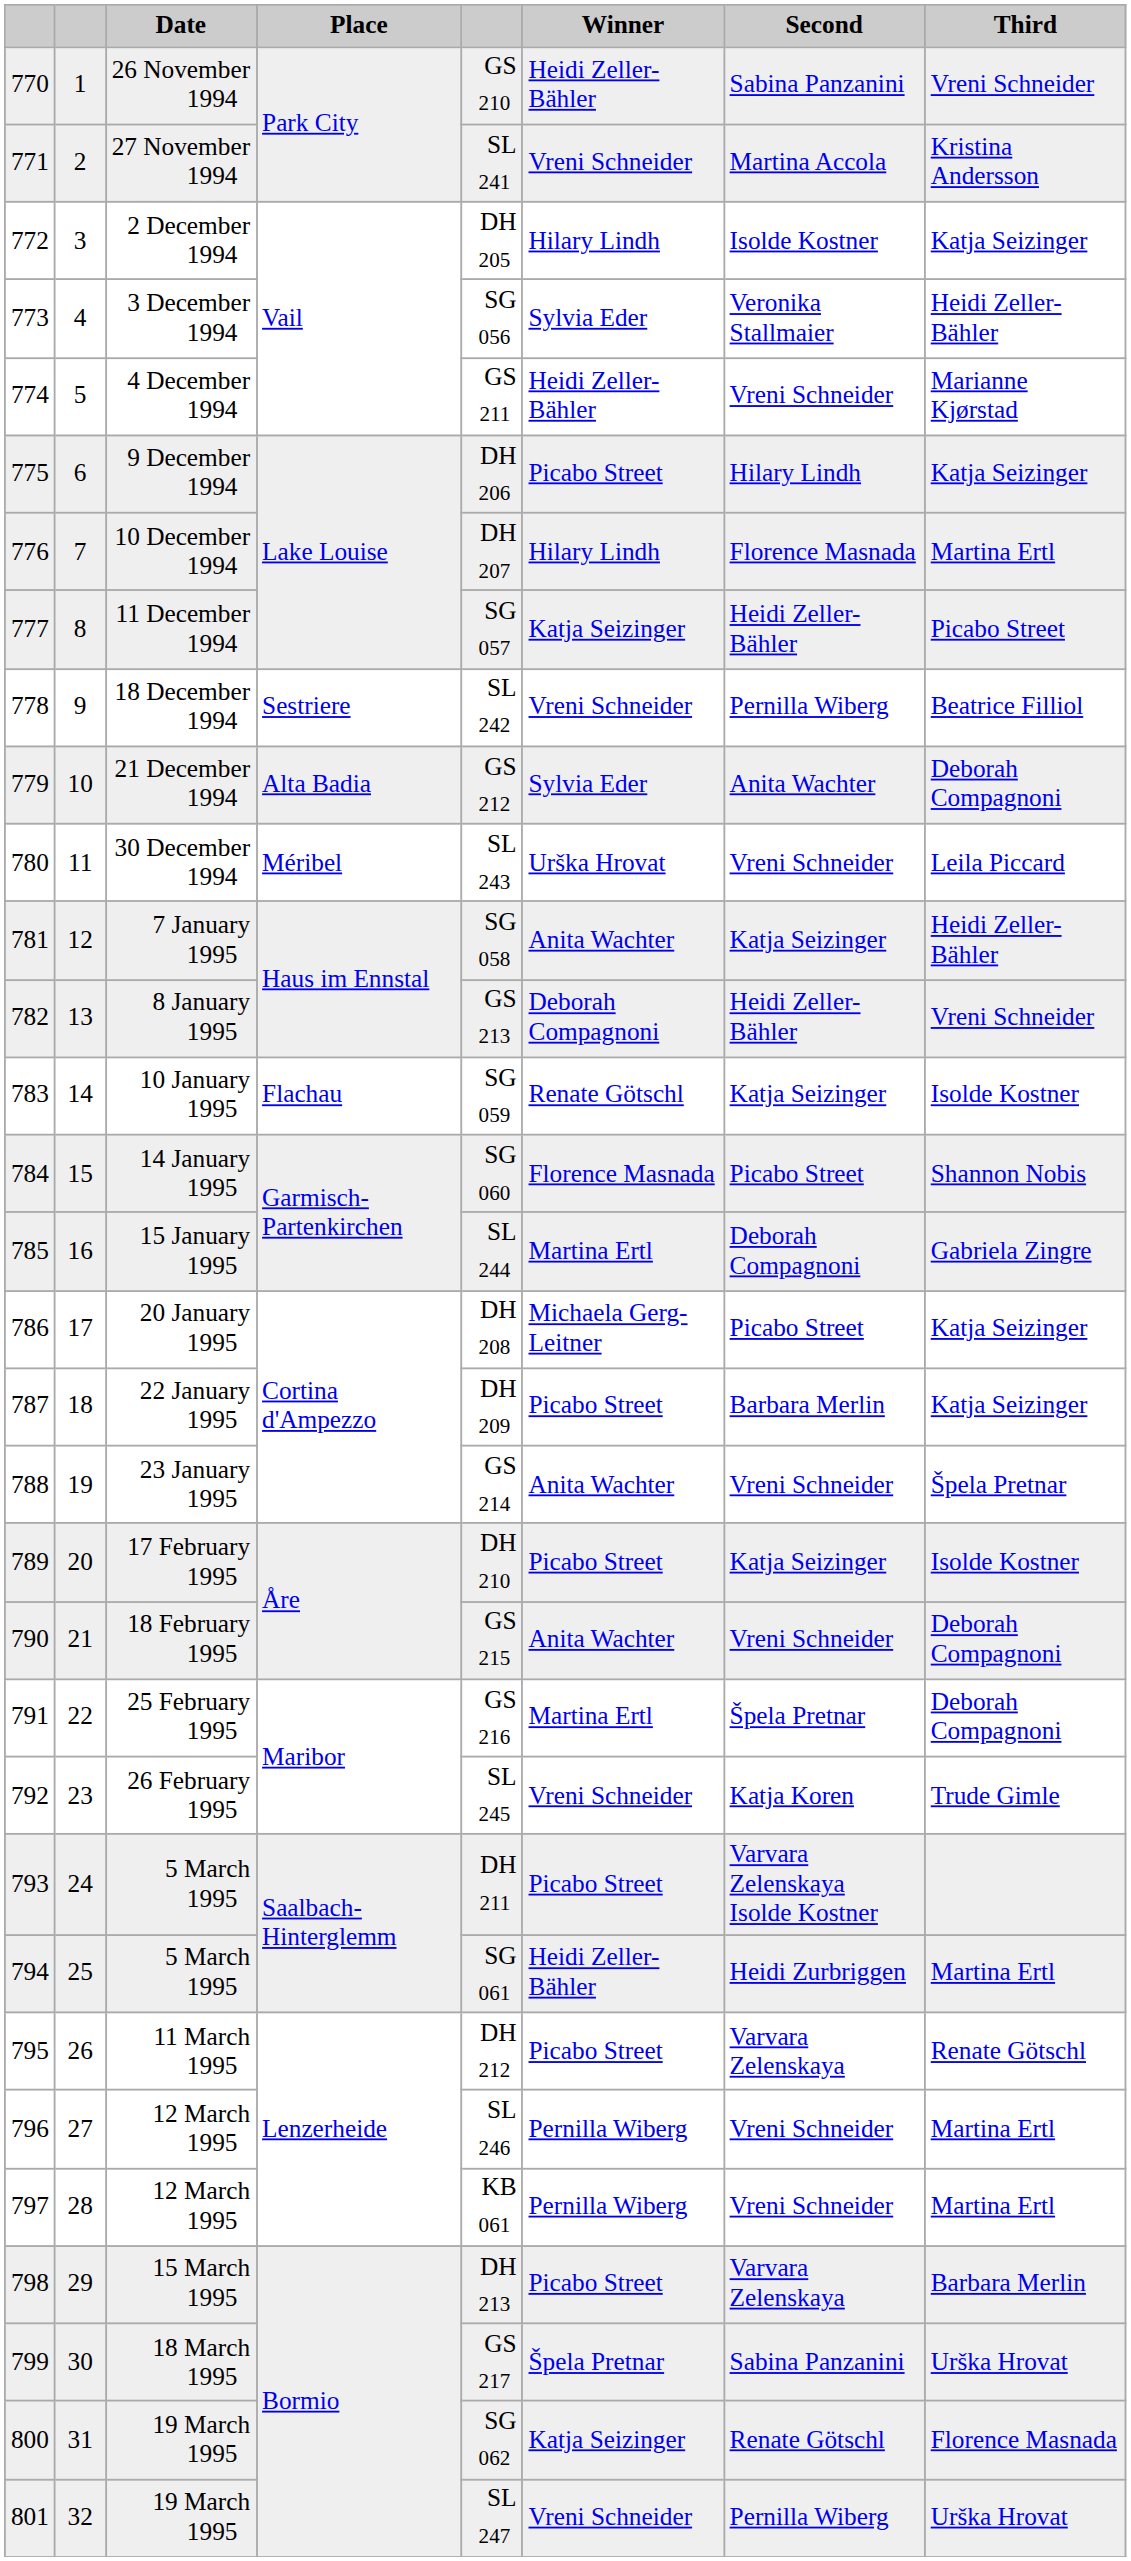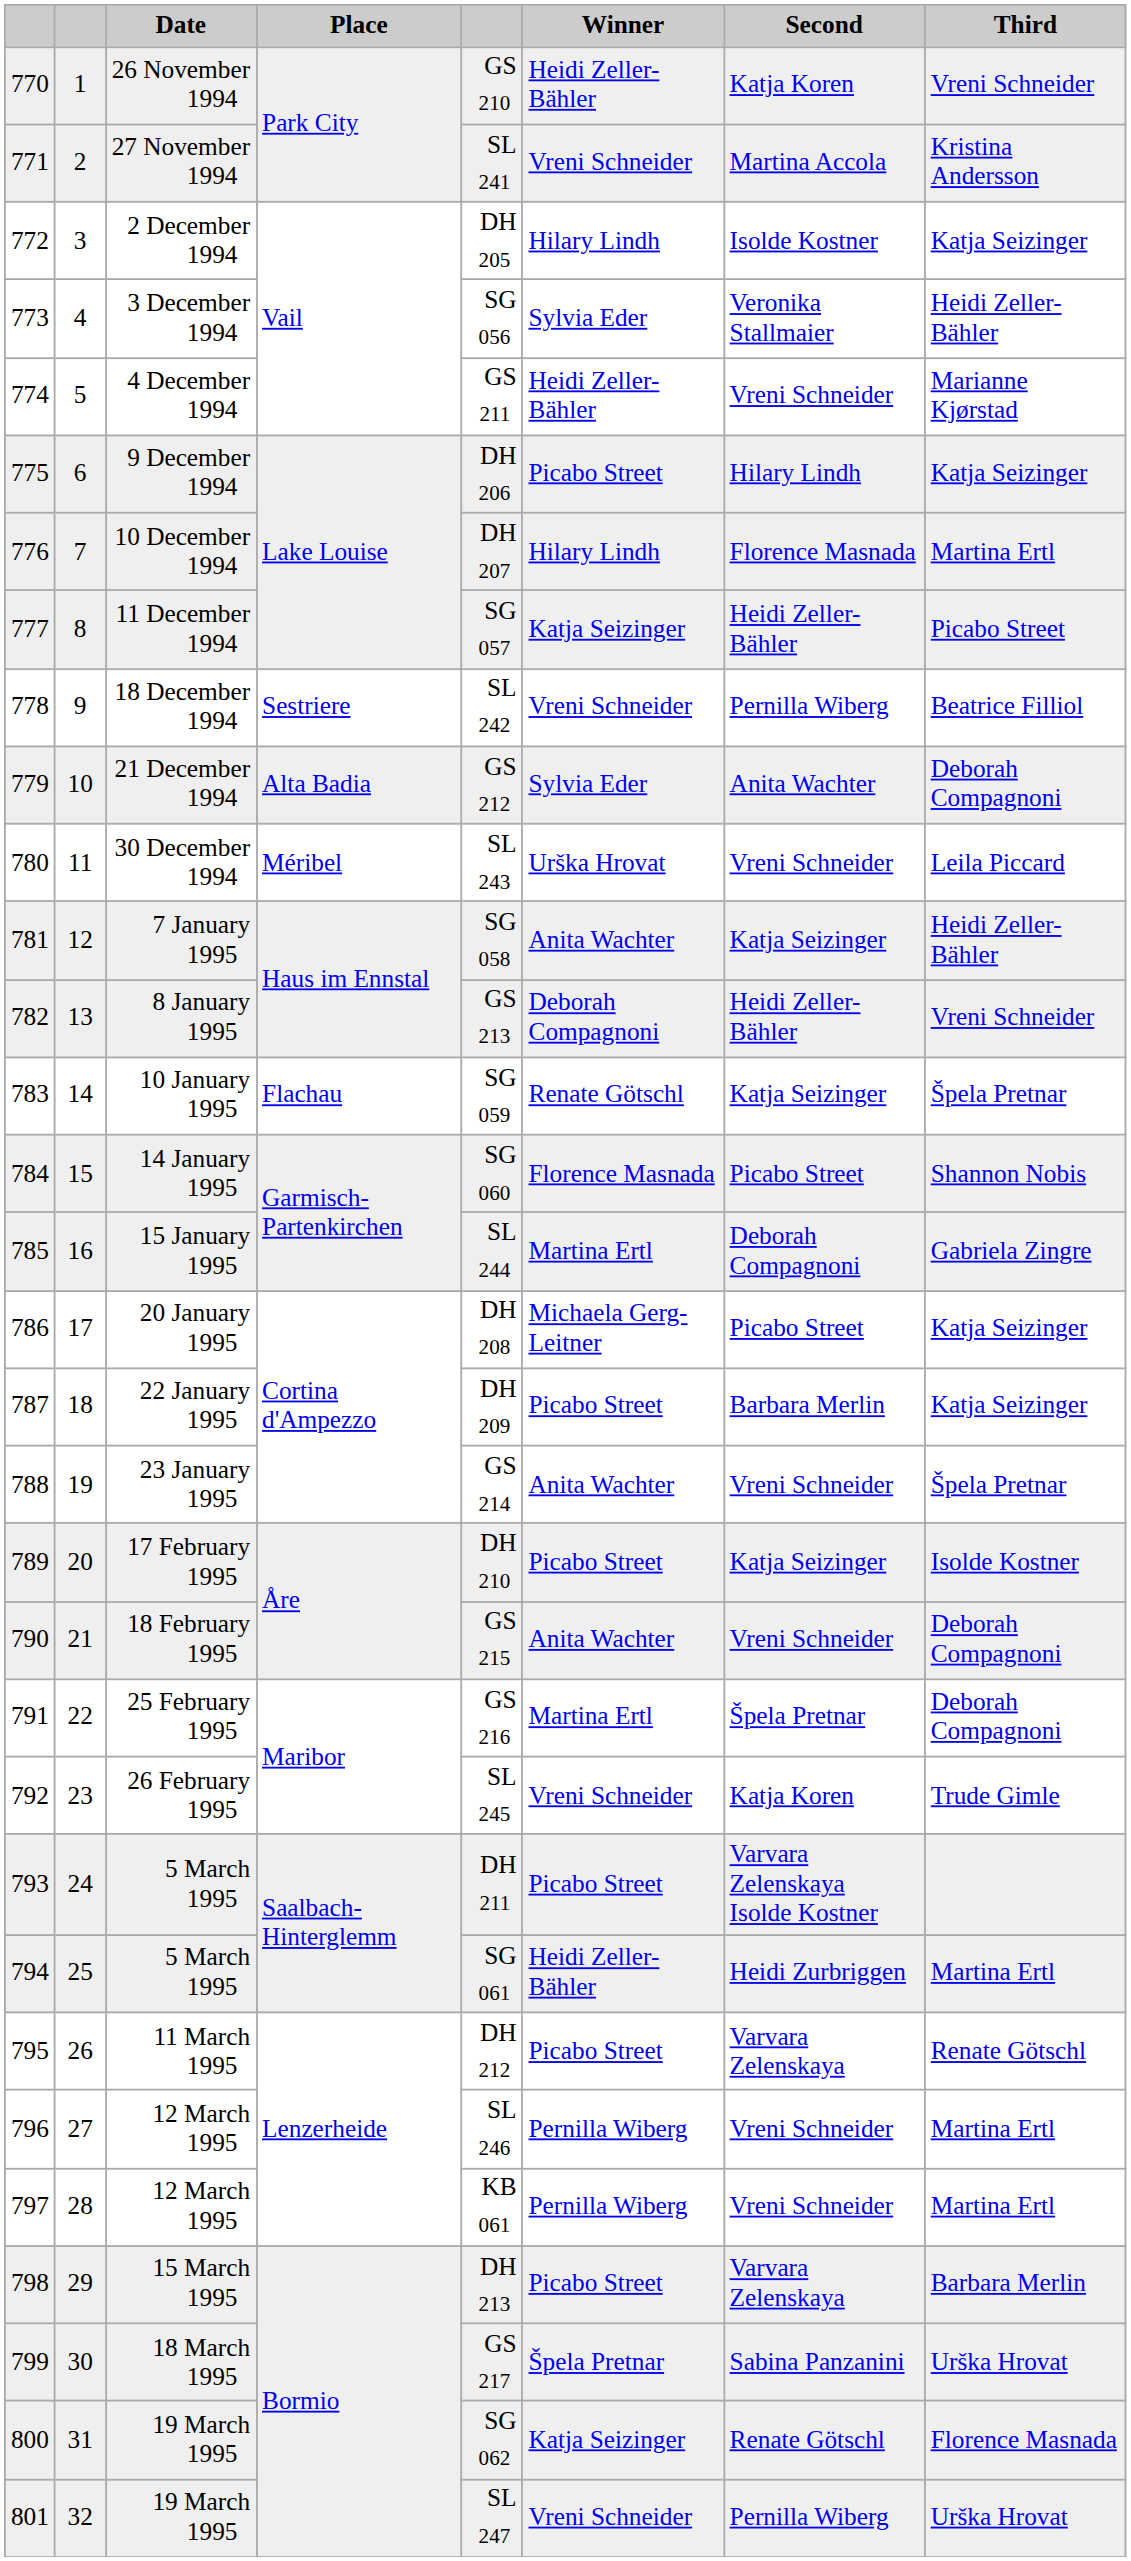(817, 84) Sabina Panzanini -> (792, 84) Katja Koren
(1005, 1095) Isolde Kostner -> (999, 1095) Špela Pretnar
